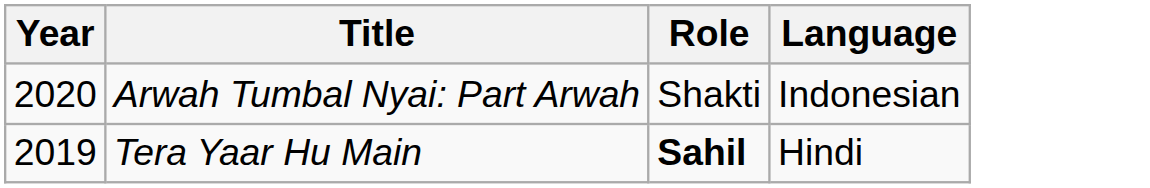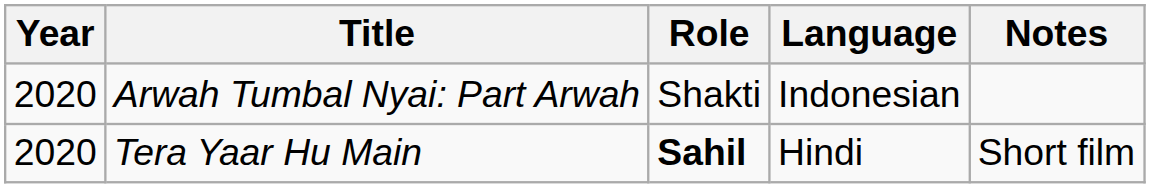+ column: (1056, 34)
(55, 152) 2019 -> (55, 152) 2020
